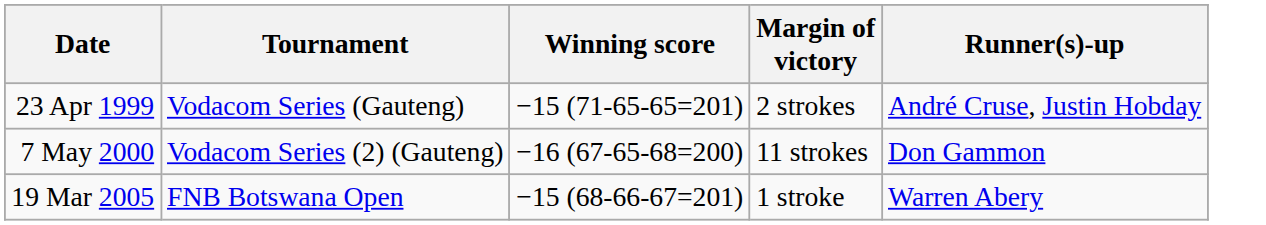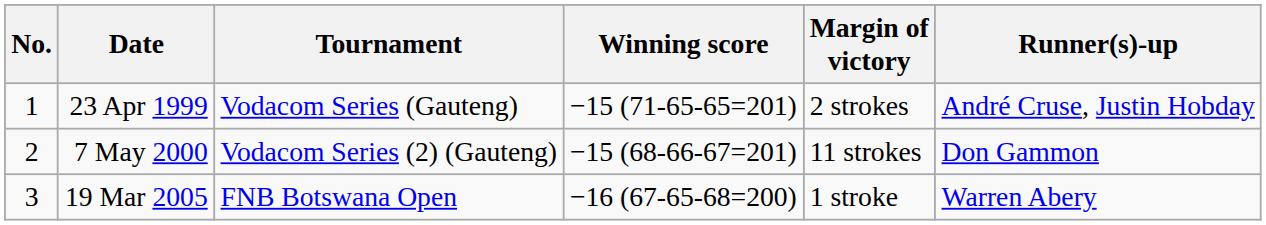+ column: (32, 43)
(630, 151) −16 (67-65-68=200) -> (683, 151) −15 (68-66-67=201)
(630, 197) −15 (68-66-67=201) -> (683, 197) −16 (67-65-68=200)
